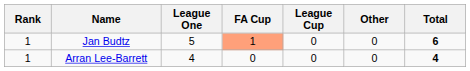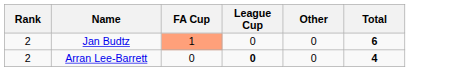- column: (192, 19)
(28, 42) 1 -> (28, 42) 2
(28, 59) 1 -> (28, 59) 2
(314, 59) normal -> (253, 59) bold
